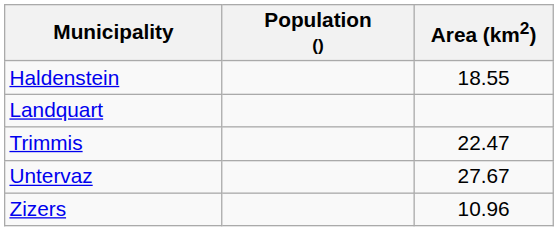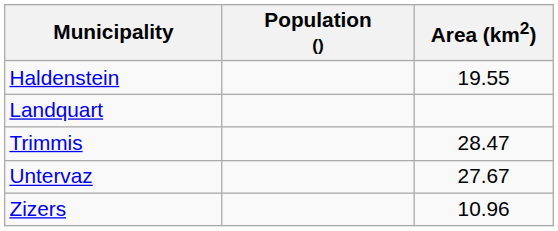(484, 77) 18.55 -> (484, 77) 19.55
(484, 143) 22.47 -> (484, 143) 28.47
